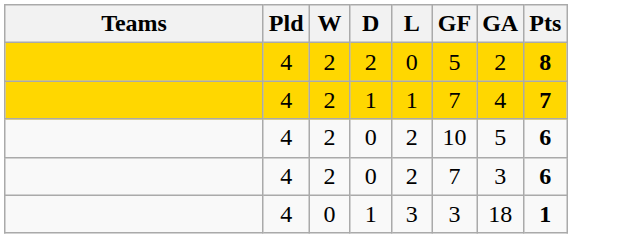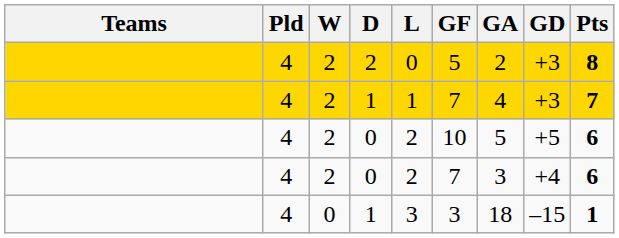+ column: (547, 23)
